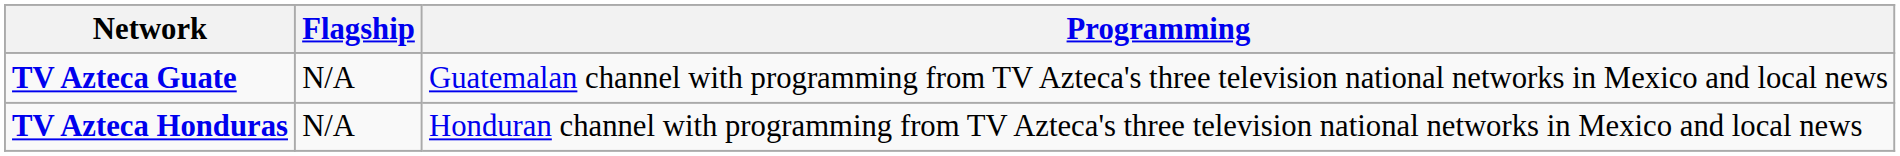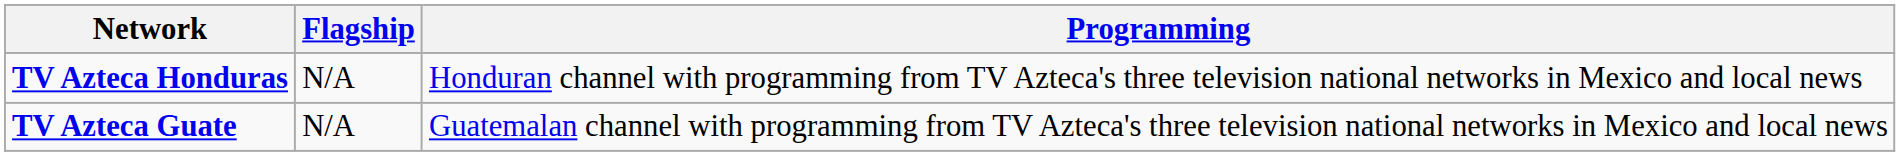rows swapped: (124, 77) <-> (150, 126)
